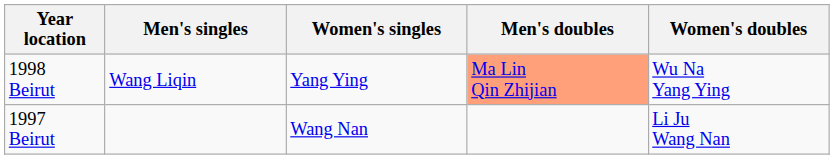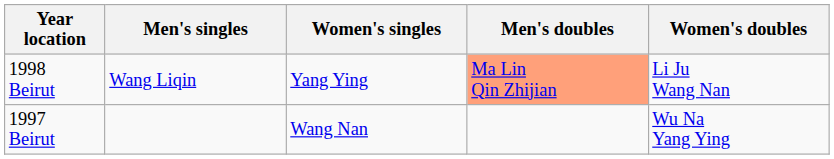(691, 79) Wu Na Yang Ying -> (691, 79) Li Ju Wang Nan
(691, 129) Li Ju Wang Nan -> (691, 129) Wu Na Yang Ying
